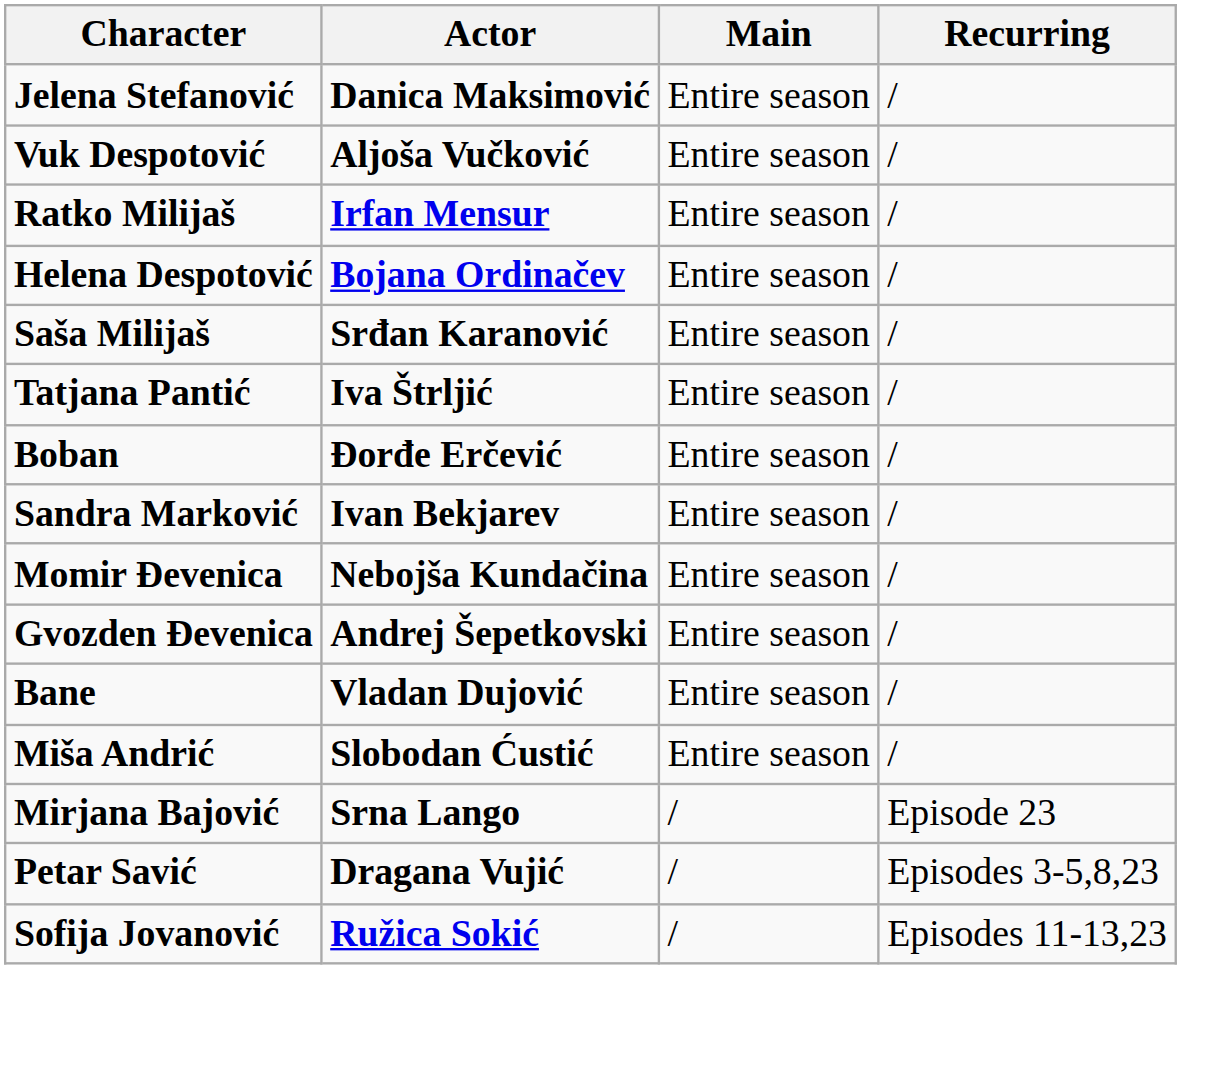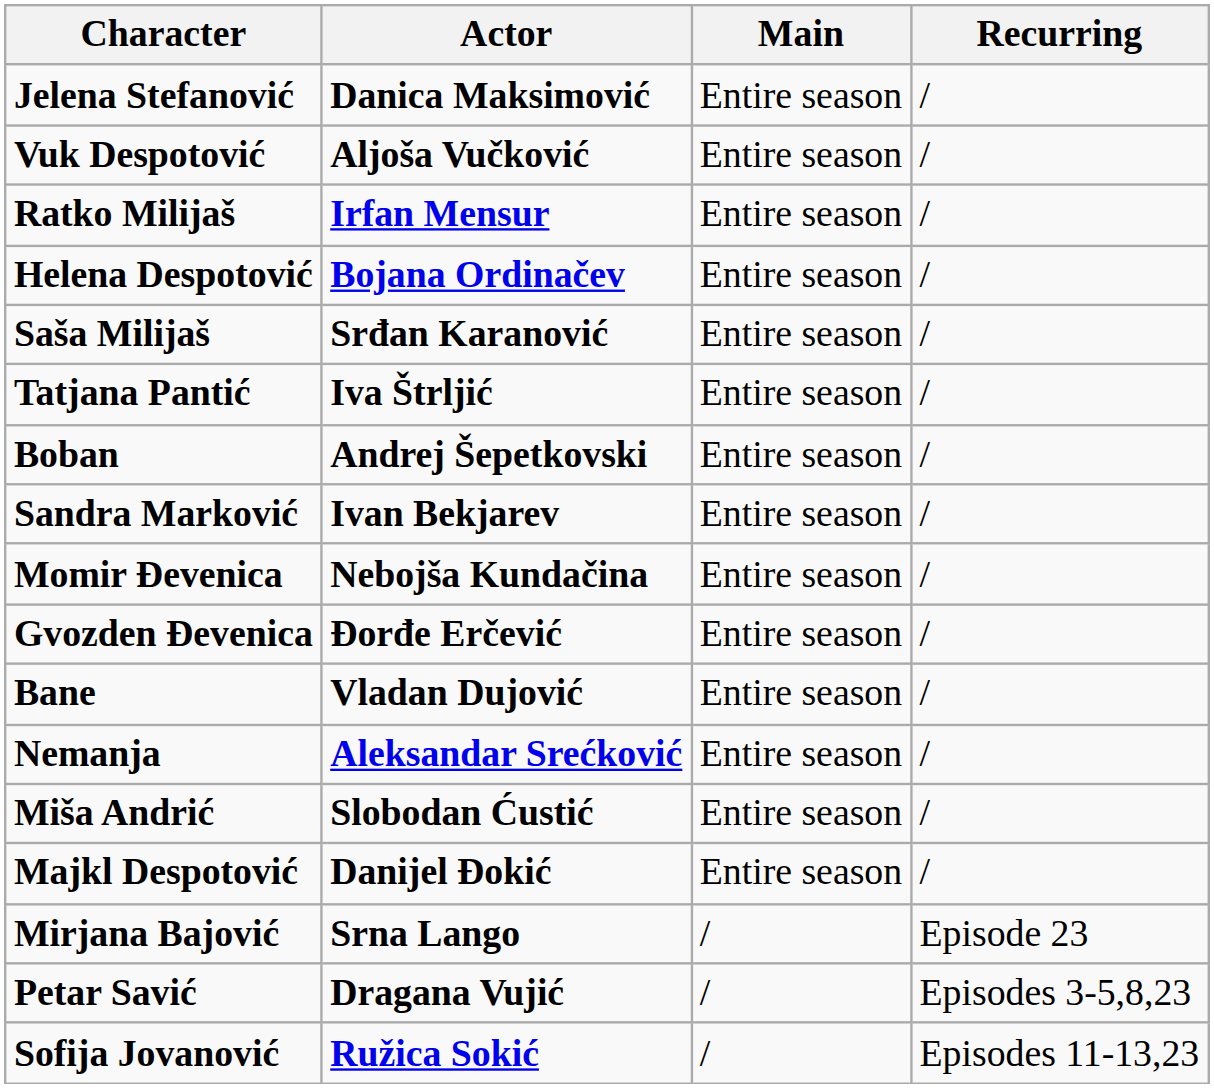(446, 453) Đorđe Erčević -> (489, 453) Andrej Šepetkovski
(489, 633) Andrej Šepetkovski -> (446, 633) Đorđe Erčević
+ row: (87, 753)
+ row: (156, 872)
